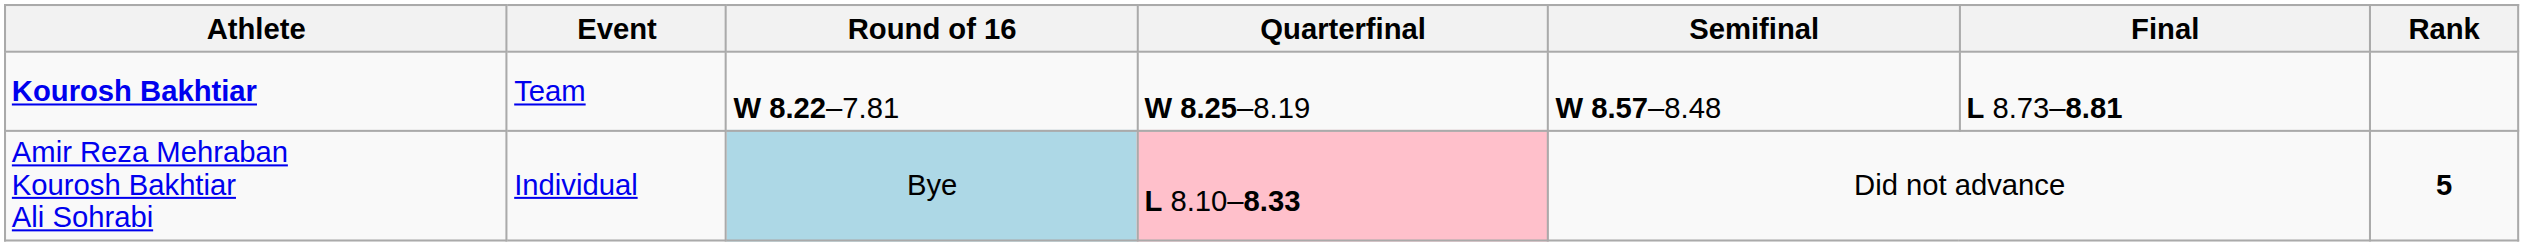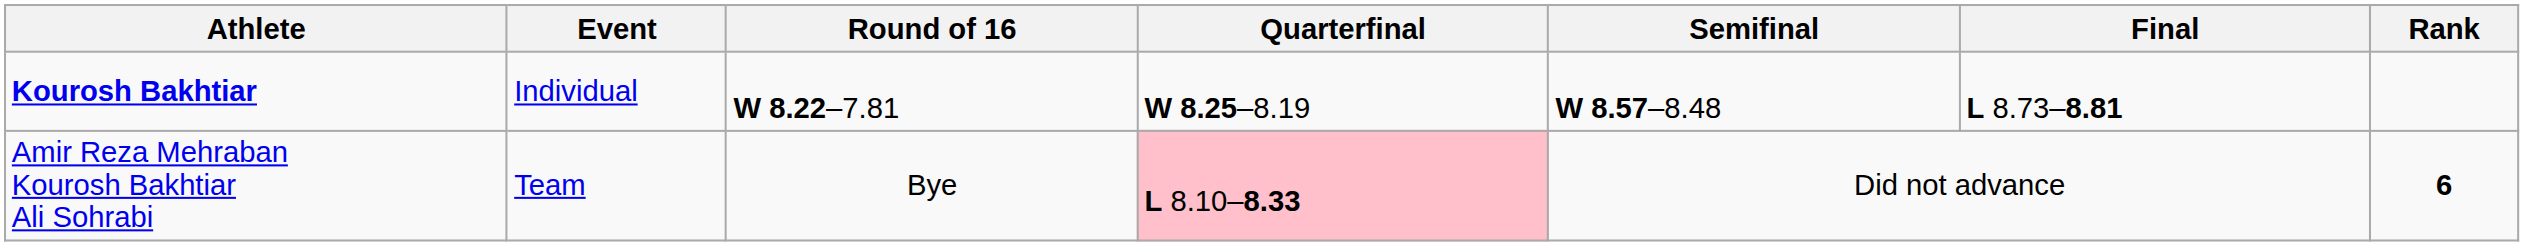(550, 91) Team -> (576, 91) Individual
(576, 186) Individual -> (550, 186) Team
(932, 186) lightblue background -> (932, 186) no background
(2444, 186) 5 -> (2444, 186) 6
